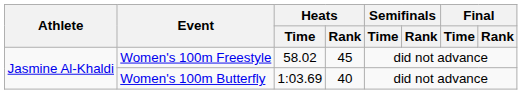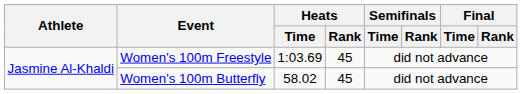(300, 58) 58.02 -> (300, 58) 1:03.69
(300, 79) 1:03.69 -> (300, 79) 58.02
(345, 79) 40 -> (345, 79) 45
